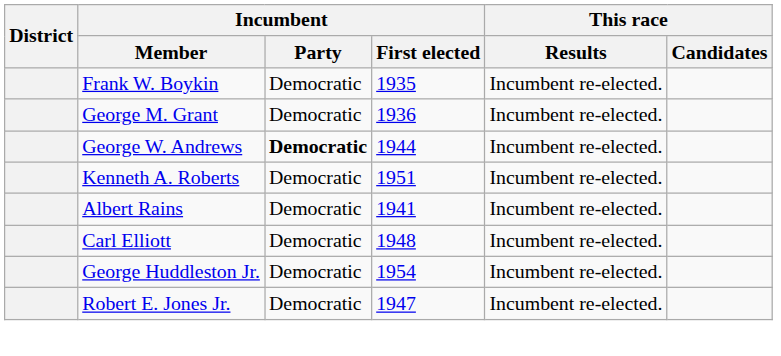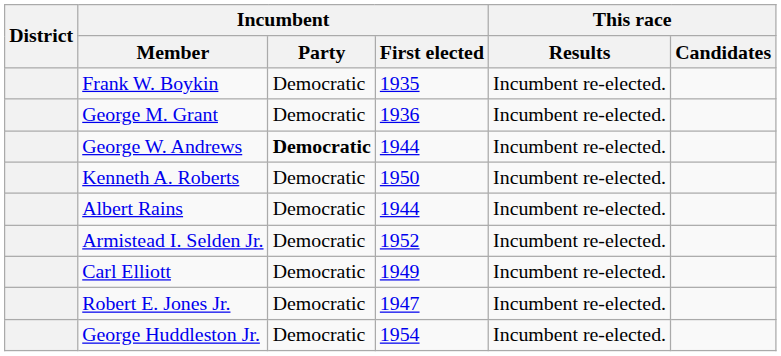(396, 177) 1951 -> (400, 177) 1950
(396, 209) 1941 -> (400, 209) 1944
+ row: (173, 240)
(396, 240) 1948 -> (400, 271) 1949
rows swapped: (156, 303) <-> (171, 271)
